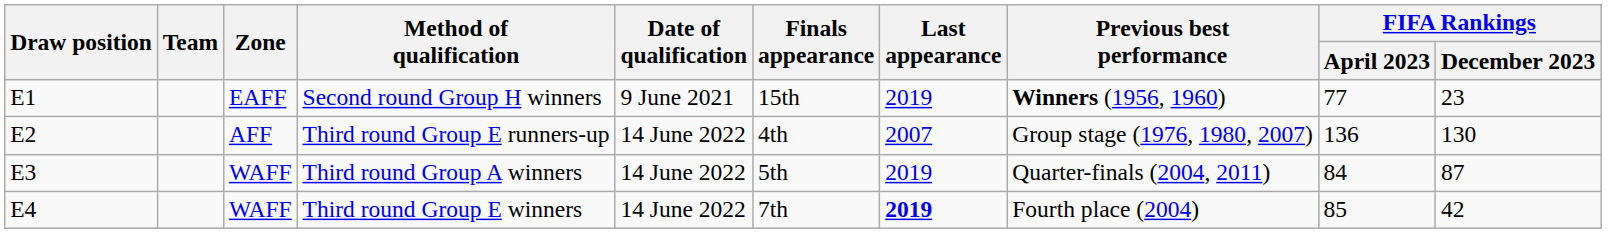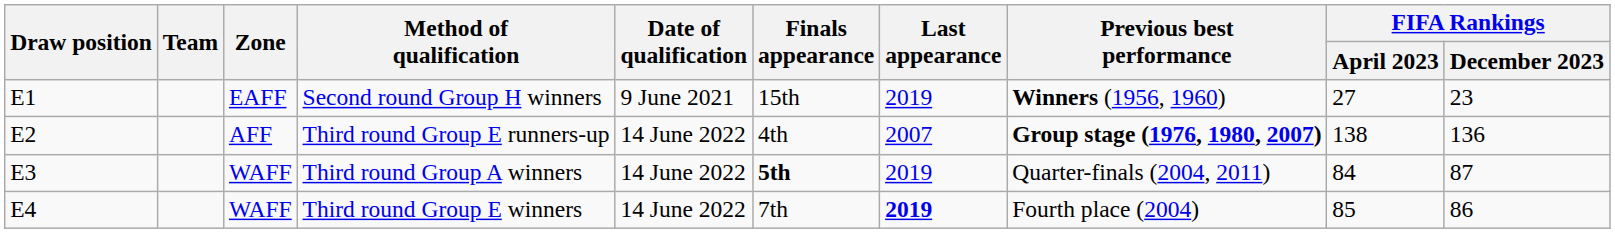(1335, 97) 77 -> (1344, 97) 27
(1163, 135) normal -> (1167, 135) bold
(1341, 135) 136 -> (1350, 135) 138
(1459, 135) 130 -> (1467, 135) 136
(773, 172) normal -> (774, 172) bold
(1453, 209) 42 -> (1461, 209) 86
